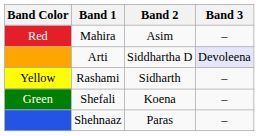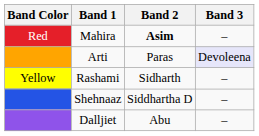(160, 36) normal -> (160, 36) bold
(160, 57) Siddhartha D -> (160, 57) Paras
- row: (98, 99)
(160, 120) Paras -> (160, 99) Siddhartha D
+ row: (98, 120)
